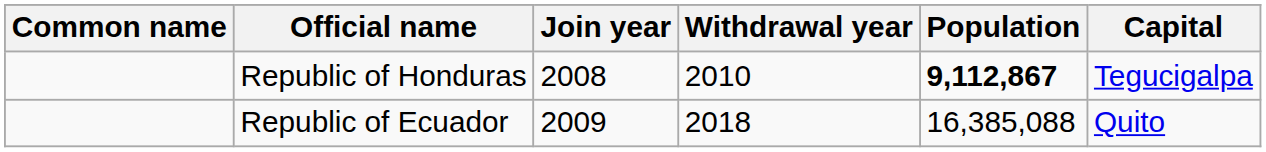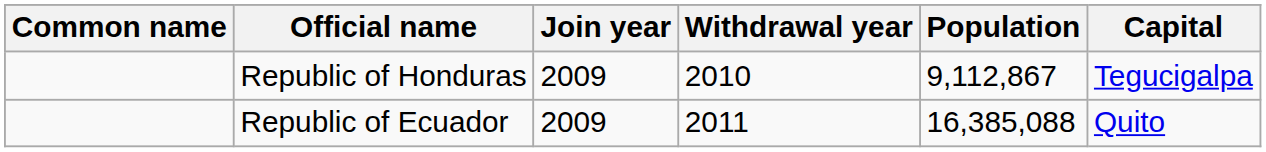(574, 75) 2008 -> (574, 75) 2009
(992, 75) bold -> (992, 75) normal
(718, 122) 2018 -> (717, 122) 2011
